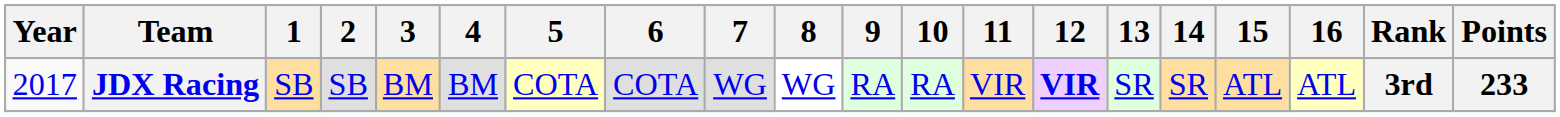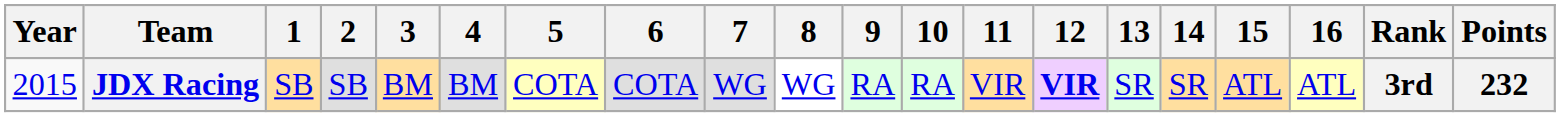(45, 84) 2017 -> (45, 84) 2015
(1504, 84) 233 -> (1504, 84) 232
